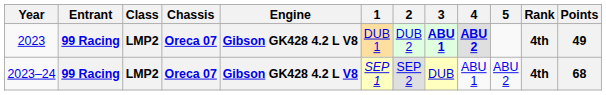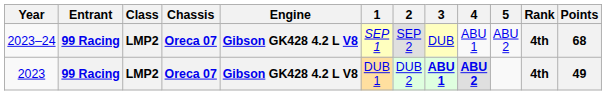rows swapped: (31, 40) <-> (31, 73)
